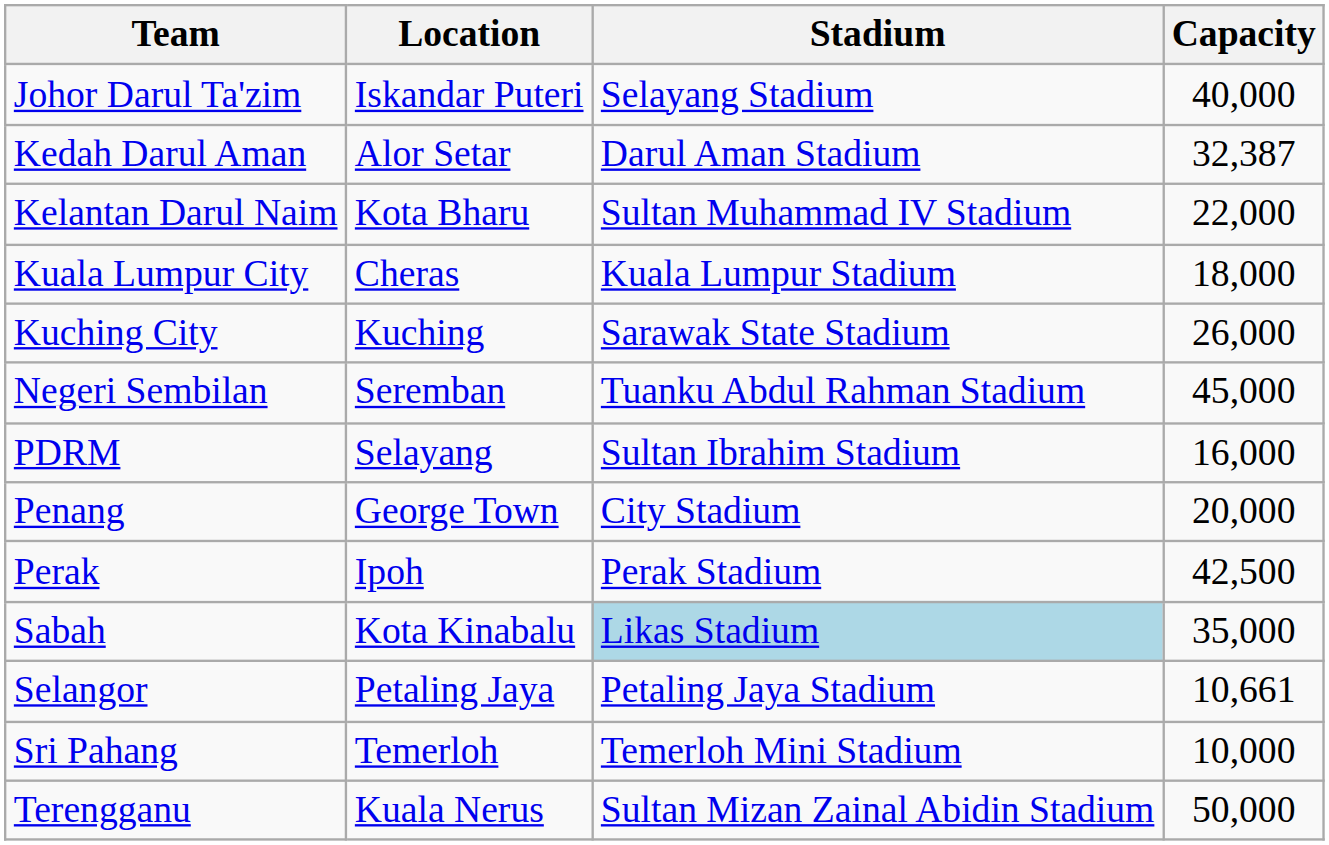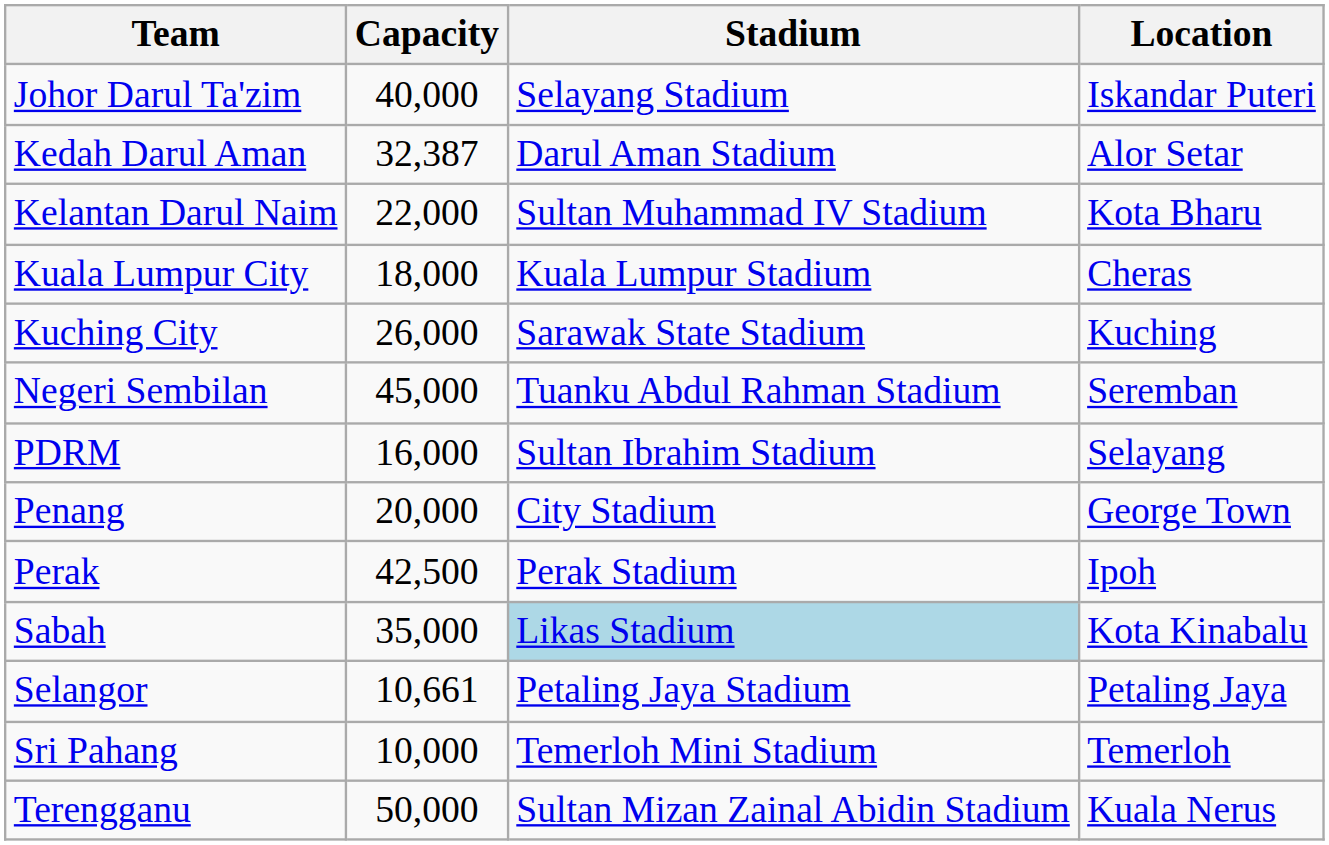columns swapped: (469, 34) <-> (1244, 34)
